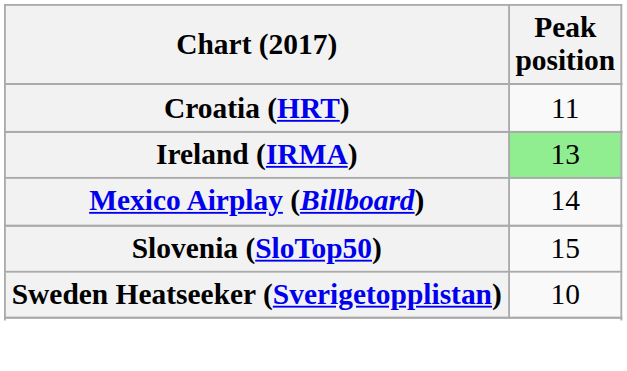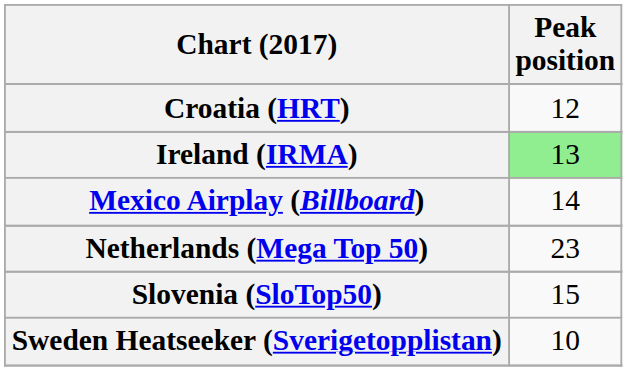(565, 107) 11 -> (565, 107) 12
+ row: (257, 247)
